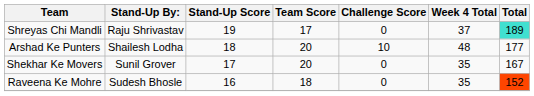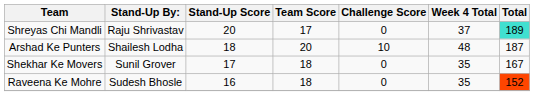(229, 30) 19 -> (229, 30) 20
(515, 47) 177 -> (515, 47) 187
(306, 64) 20 -> (306, 64) 18
